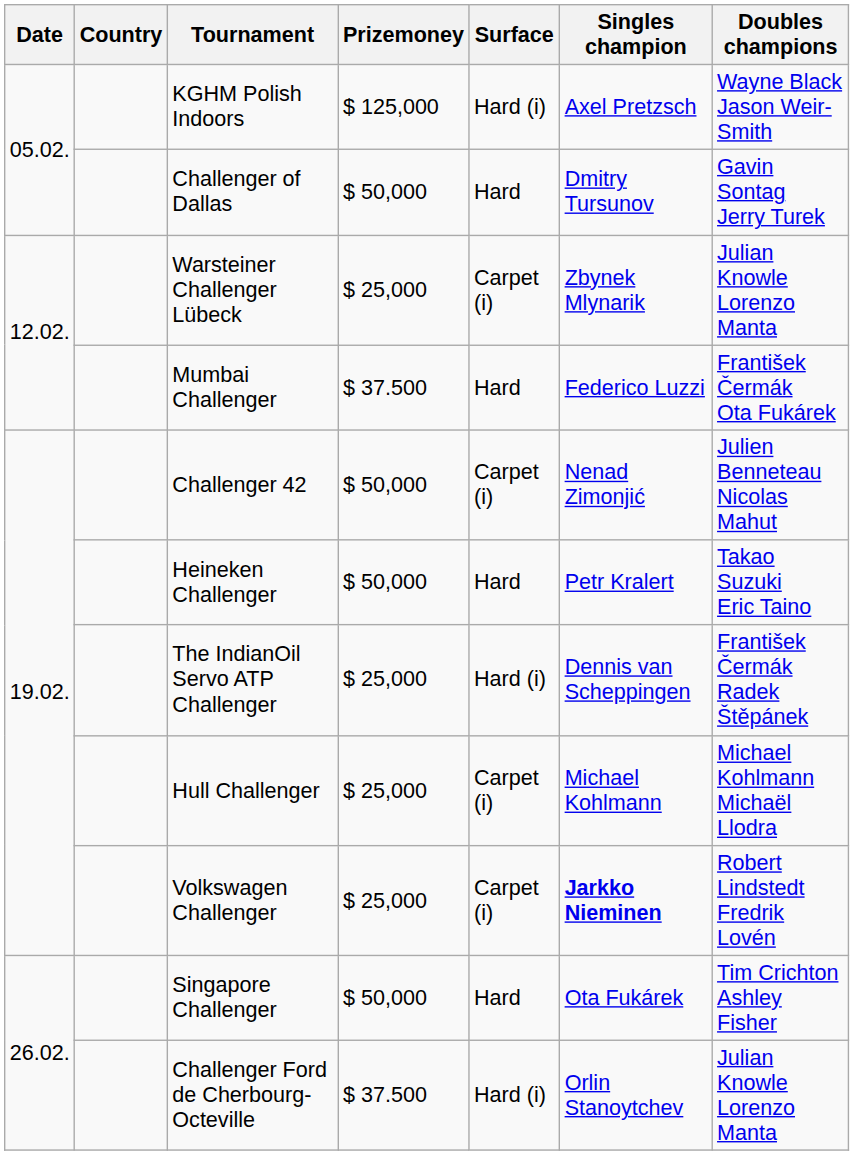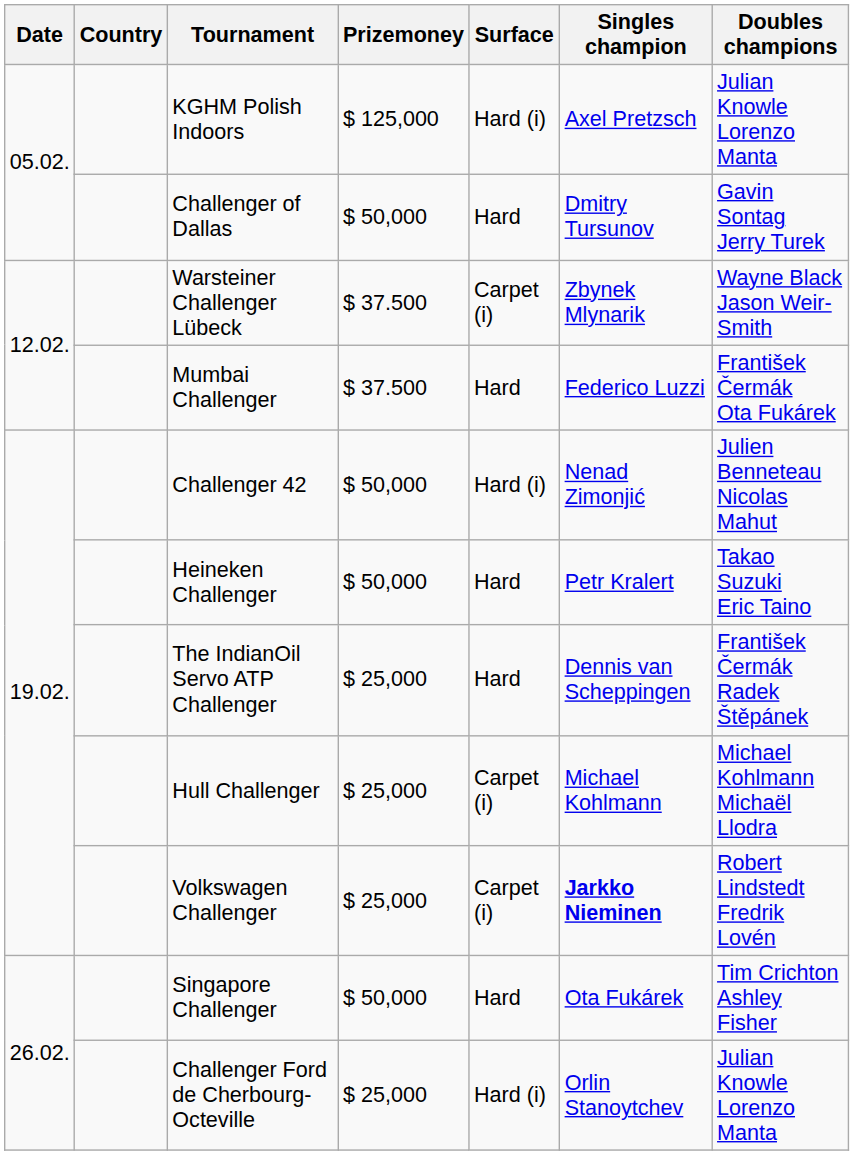(780, 106) Wayne Black Jason Weir-Smith -> (756, 119) Julian Knowle Lorenzo Manta
(385, 289) $ 25,000 -> (385, 301) $ 37.500
(756, 289) Julian Knowle Lorenzo Manta -> (780, 301) Wayne Black Jason Weir-Smith
(506, 484) Carpet (i) -> (510, 484) Hard (i)
(510, 679) Hard (i) -> (497, 679) Hard
(385, 1094) $ 37.500 -> (385, 1094) $ 25,000
